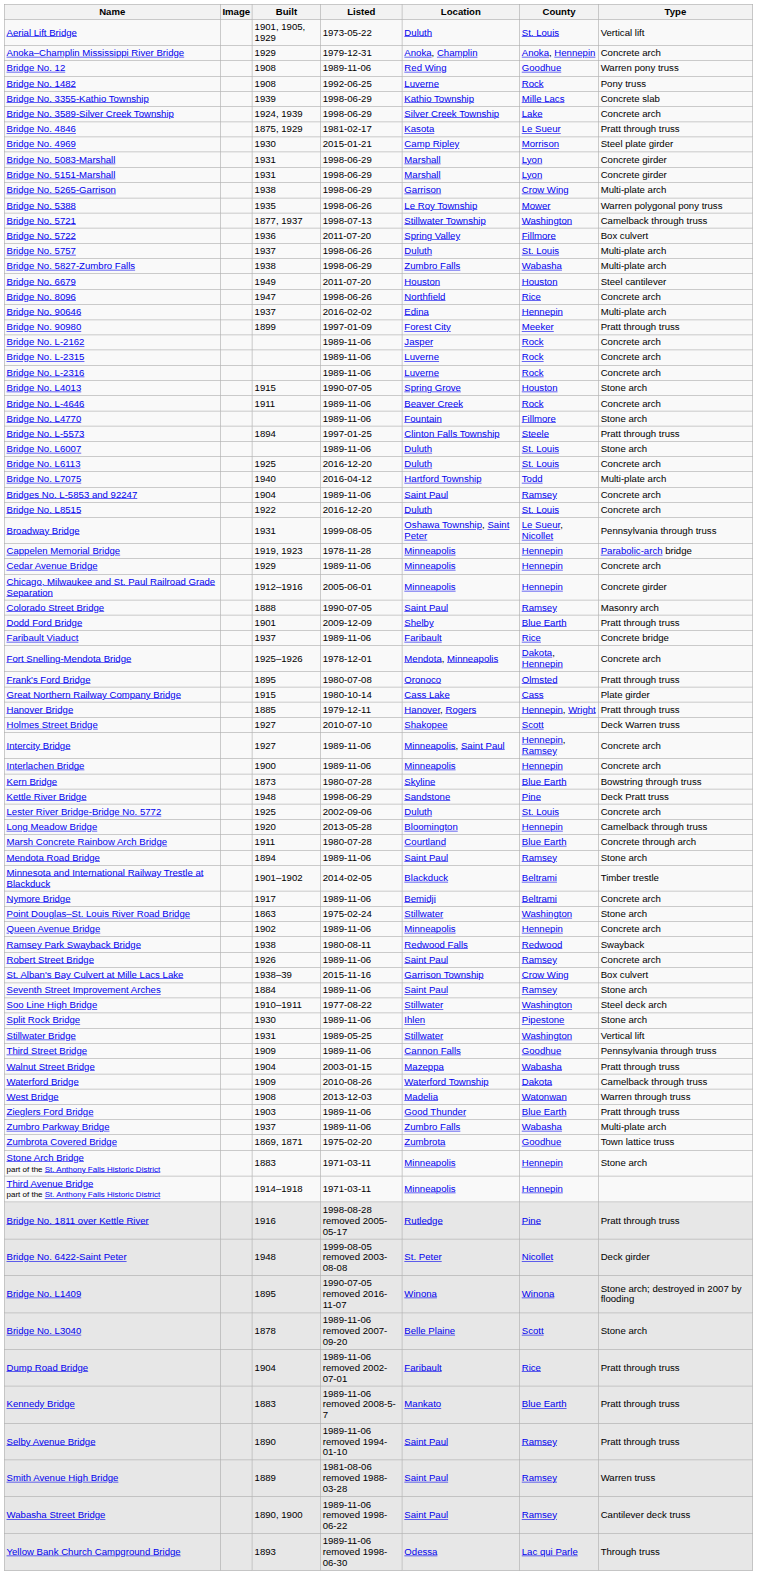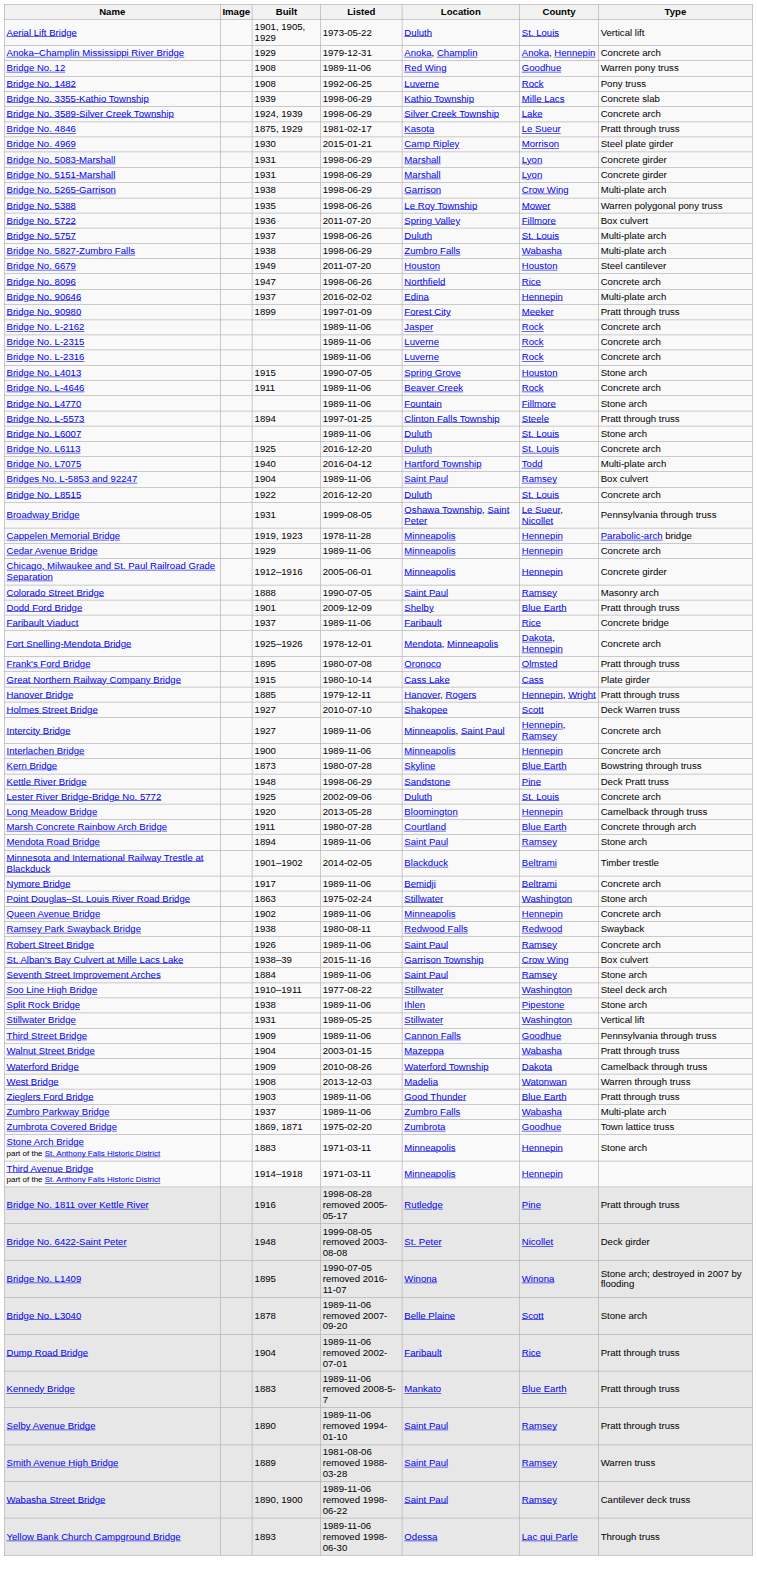- row: (41, 220)
(631, 494) Concrete arch -> (624, 479) Box culvert
(265, 1020) 1930 -> (265, 1005) 1938
